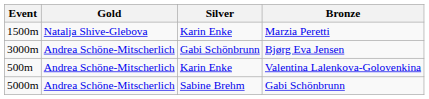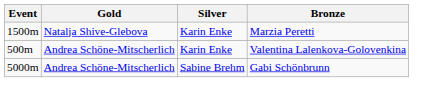- row: (305, 49)
